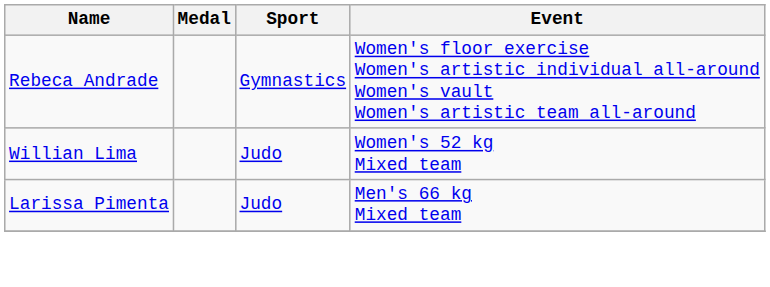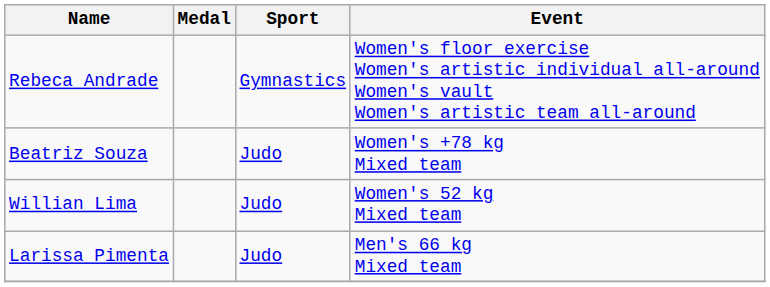+ row: (78, 154)
